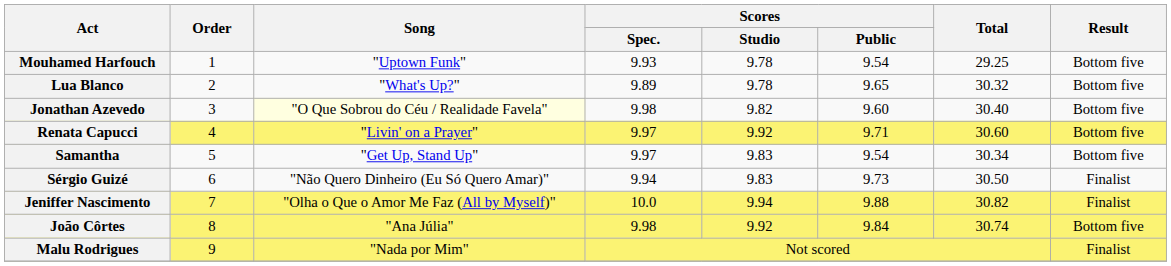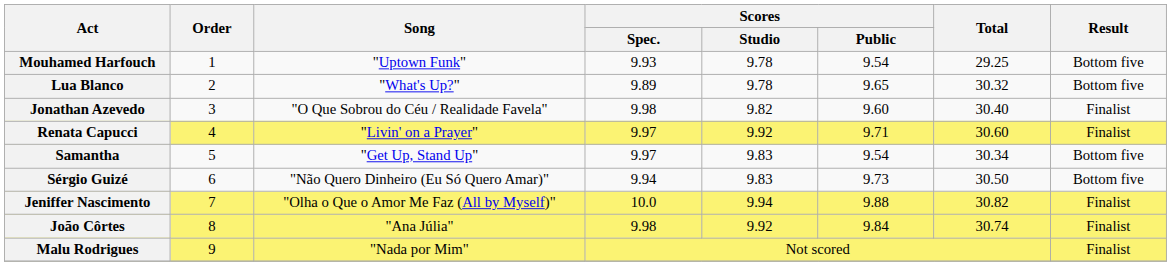(419, 109) lightyellow background -> (419, 109) no background
(1108, 109) Bottom five -> (1108, 109) Finalist
(1108, 132) Bottom five -> (1108, 132) Finalist
(1108, 179) Finalist -> (1108, 179) Bottom five
(1108, 226) Bottom five -> (1108, 226) Finalist
